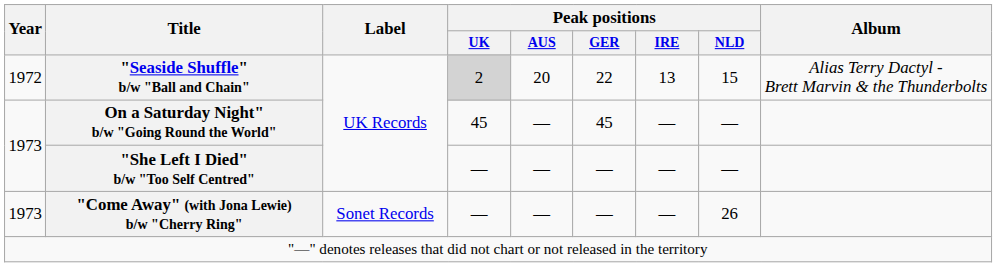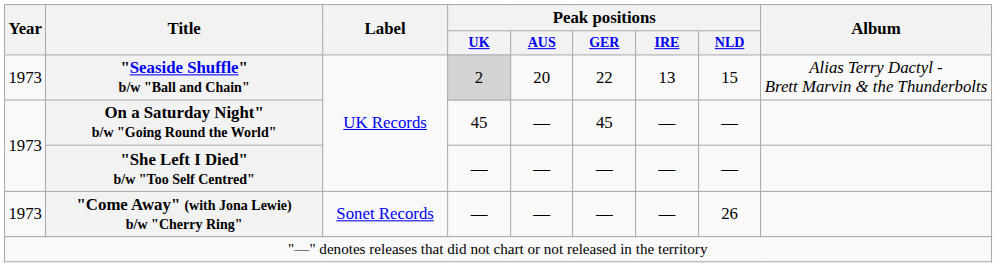(25, 77) 1972 -> (25, 77) 1973
